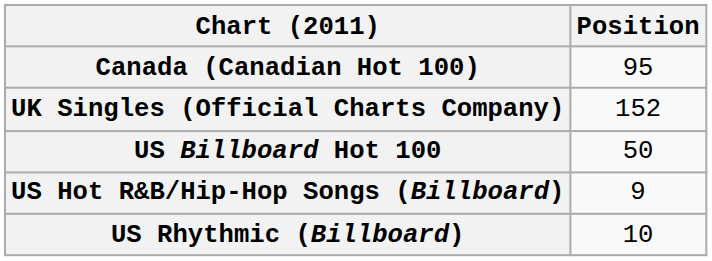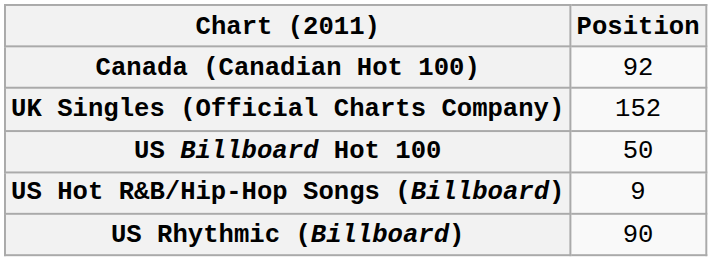(638, 68) 95 -> (638, 68) 92
(638, 235) 10 -> (638, 235) 90
